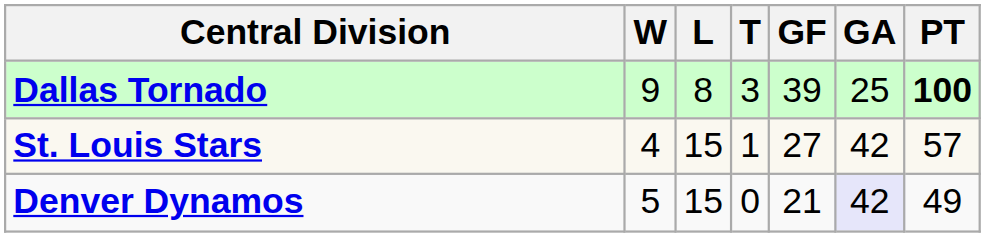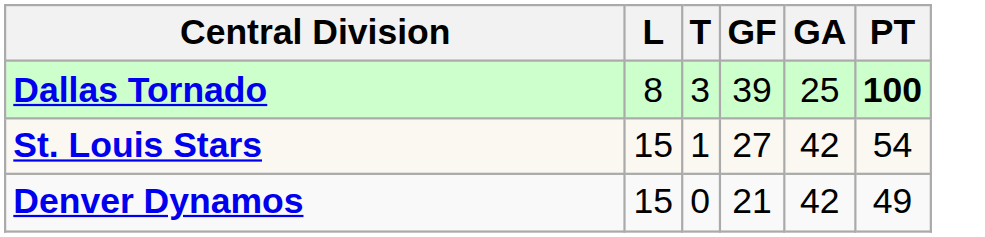- column: (650, 32)
(942, 145) 57 -> (892, 145) 54
(870, 201) lavender background -> (820, 201) no background
